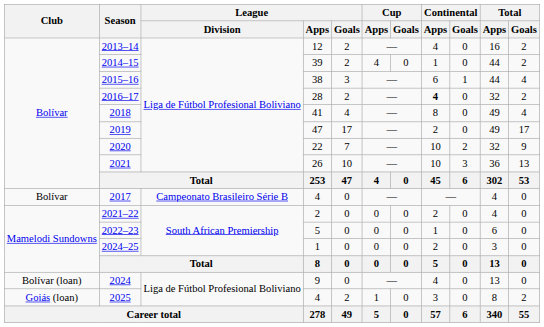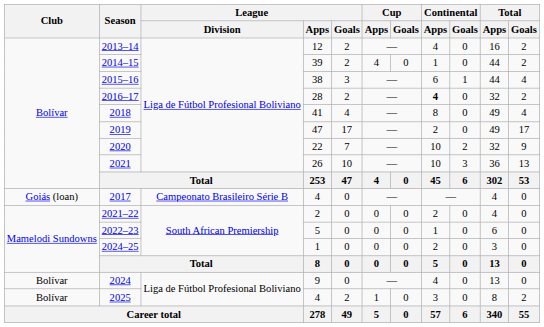(52, 197) Bolívar -> (52, 197) Goiás (loan)
(52, 280) Bolívar (loan) -> (52, 280) Bolívar
(52, 297) Goiás (loan) -> (52, 297) Bolívar
